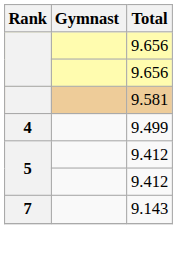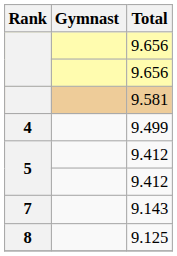+ row: (28, 236)
